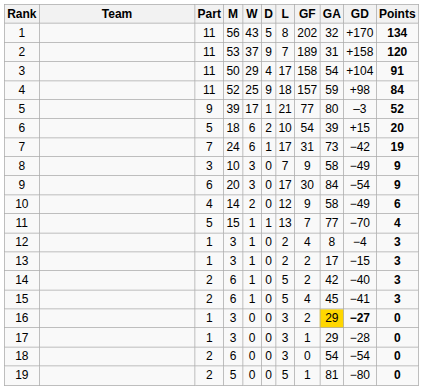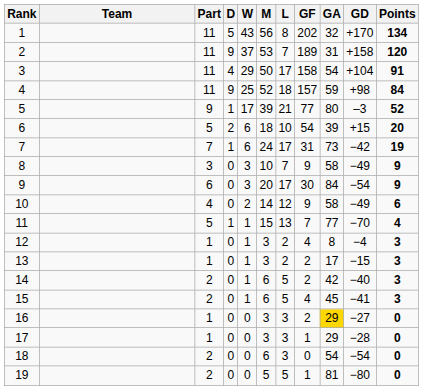columns swapped: (233, 14) <-> (269, 14)
(360, 318) bold -> (360, 318) normal
